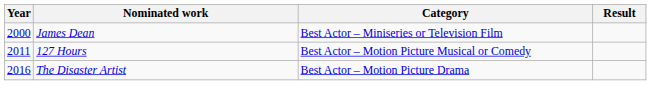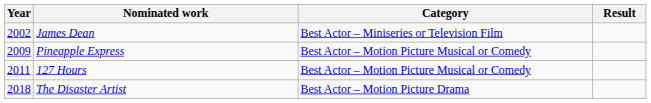(19, 32) 2000 -> (19, 32) 2002
+ row: (80, 51)
(19, 70) 2016 -> (19, 88) 2018
